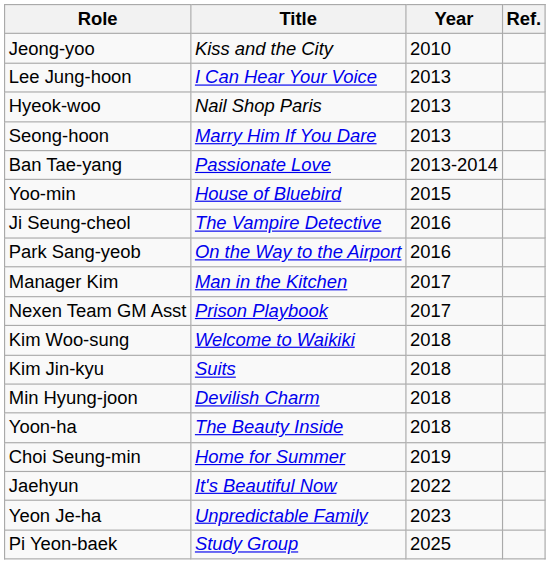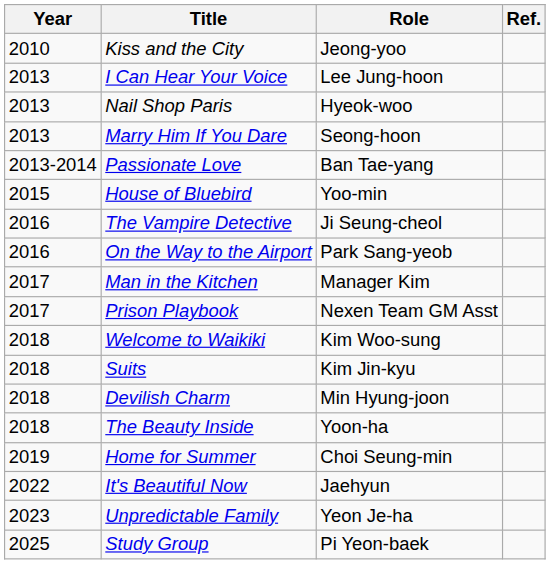columns swapped: (454, 19) <-> (98, 19)
